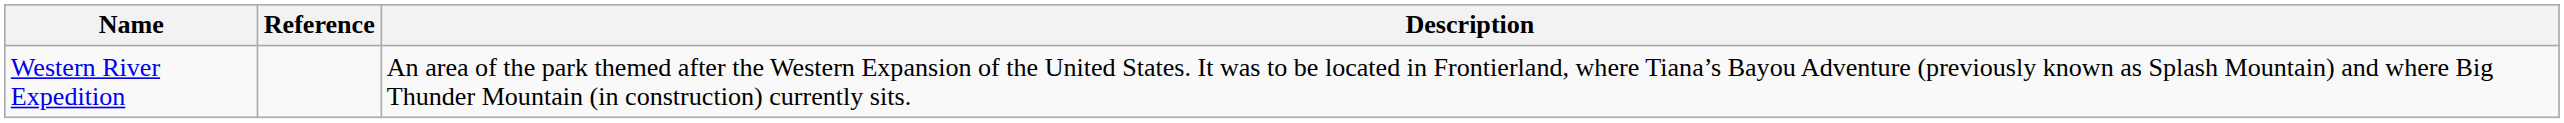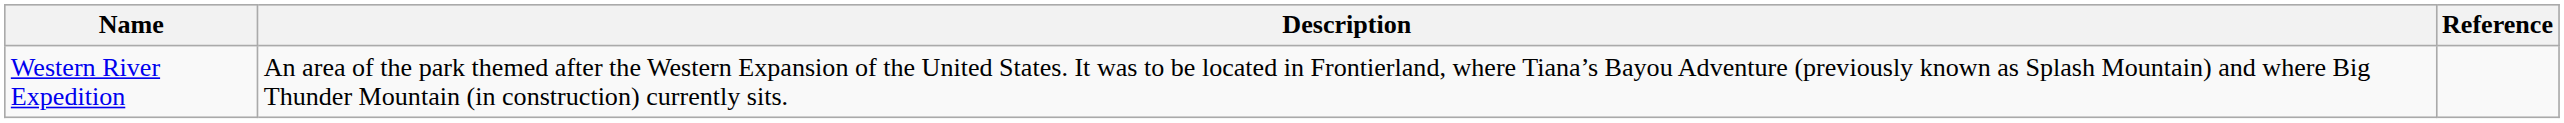columns swapped: (1470, 25) <-> (319, 25)
